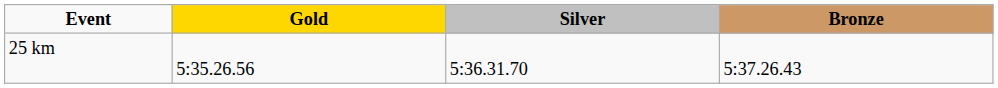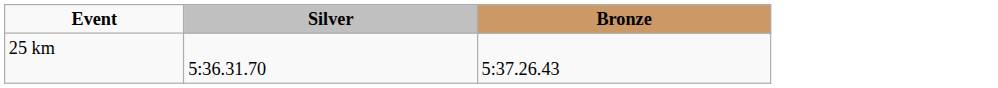- column: (309, 18)
